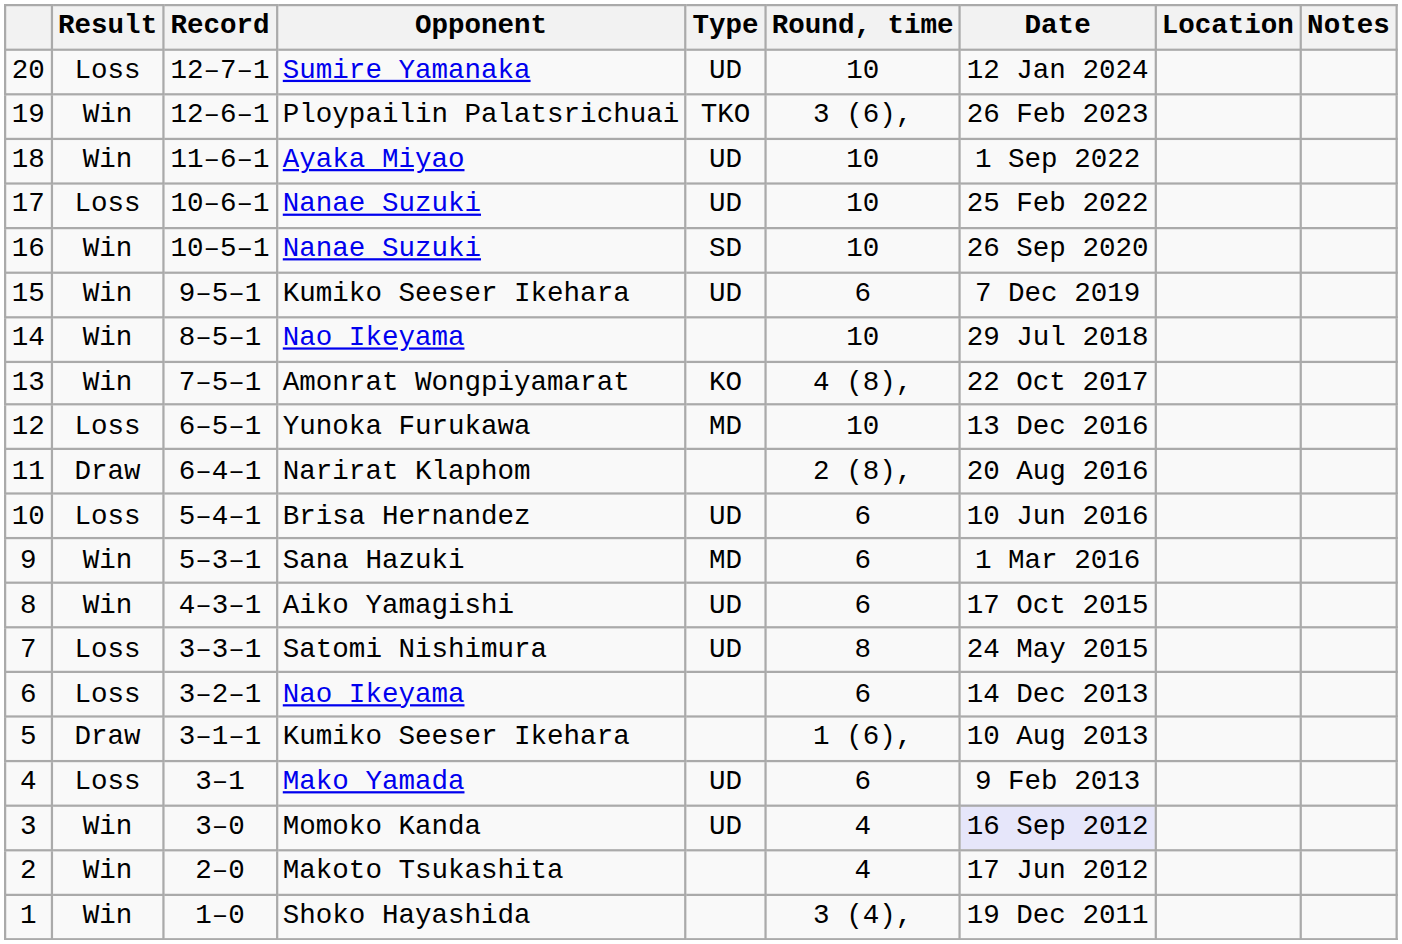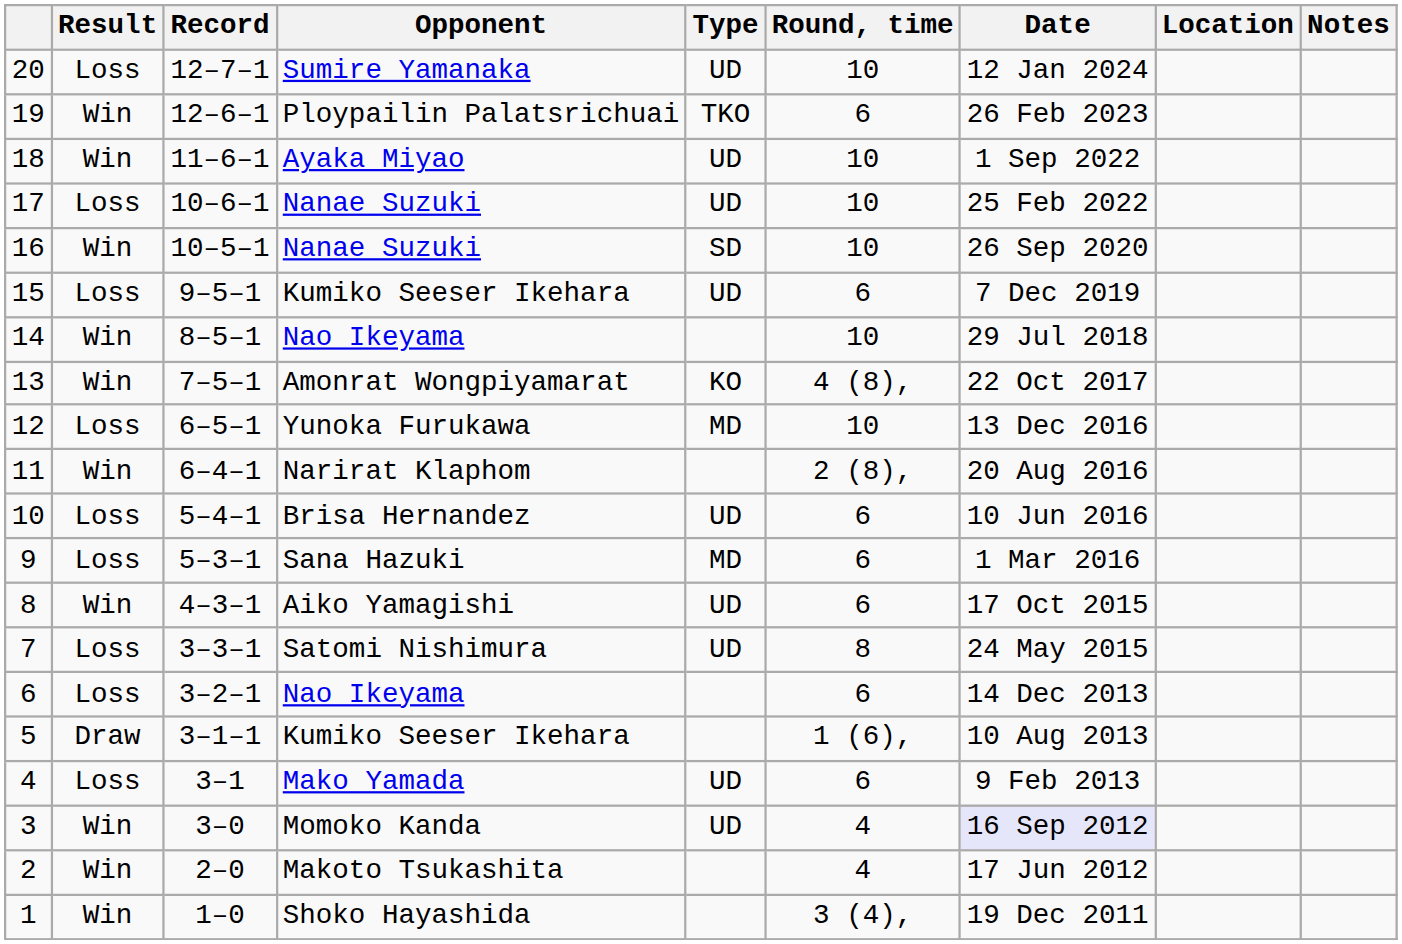(863, 117) 3 (6), -> (863, 117) 6
(108, 294) Win -> (108, 294) Loss
(108, 472) Draw -> (108, 472) Win
(108, 561) Win -> (108, 561) Loss
